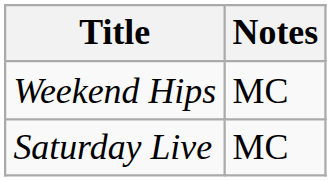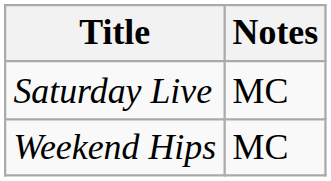rows swapped: (113, 146) <-> (115, 89)
